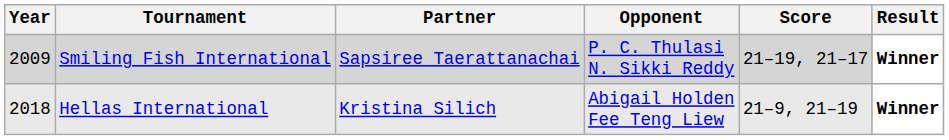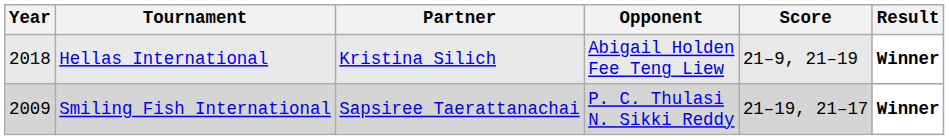rows swapped: (195, 59) <-> (164, 109)
